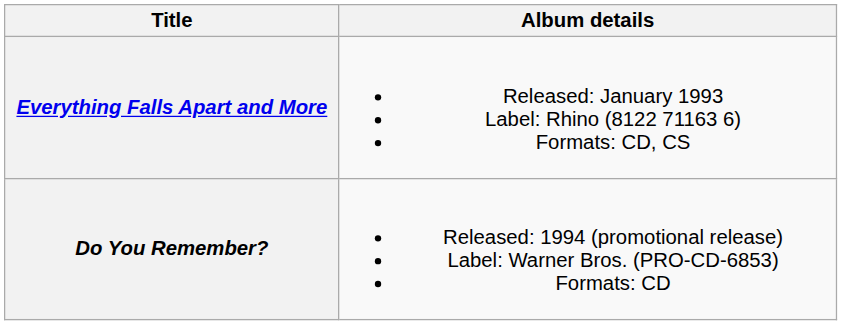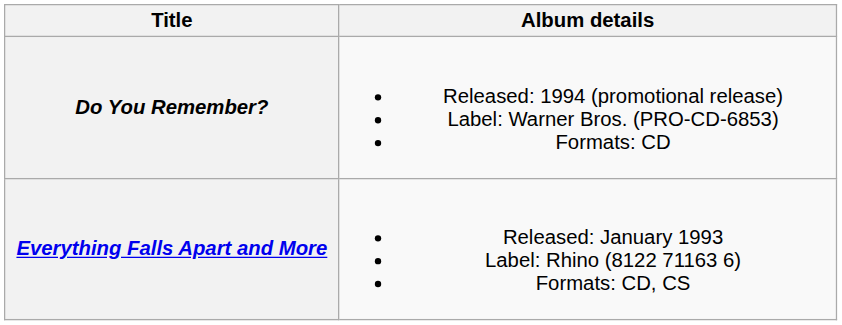rows swapped: (172, 107) <-> (172, 248)
